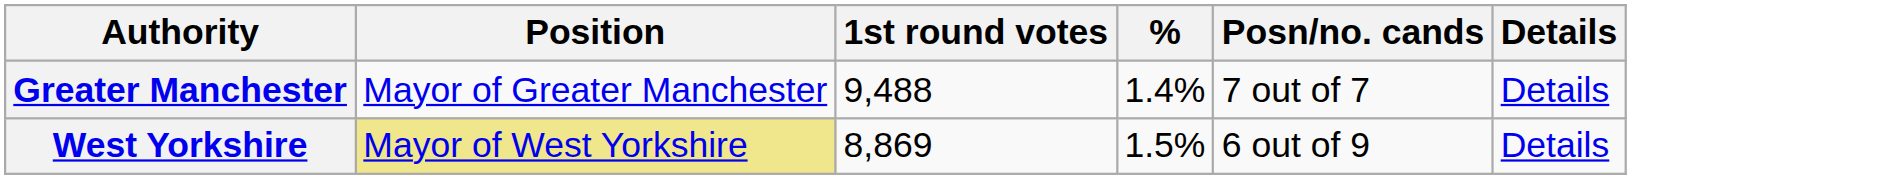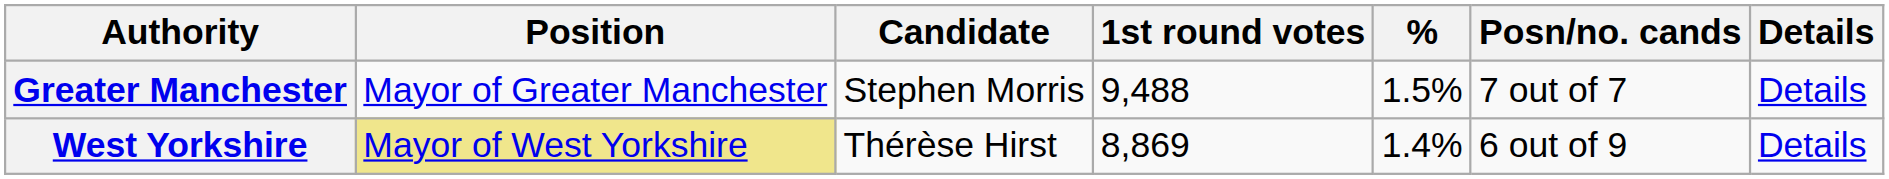+ column: (964, 32)
(1165, 88) 1.4% -> (1422, 88) 1.5%
(1165, 145) 1.5% -> (1422, 145) 1.4%
